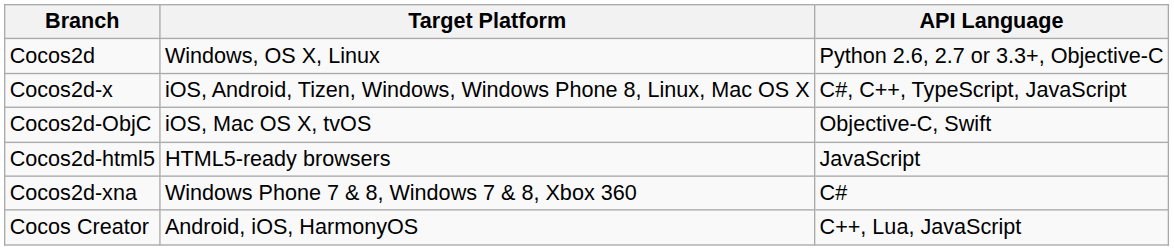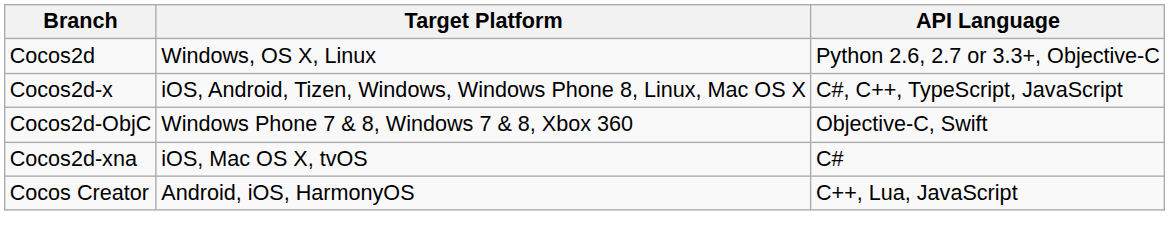(268, 124) iOS, Mac OS X, tvOS -> (397, 124) Windows Phone 7 & 8, Windows 7 & 8, Xbox 360
- row: (82, 158)
(401, 192) Windows Phone 7 & 8, Windows 7 & 8, Xbox 360 -> (264, 158) iOS, Mac OS X, tvOS
